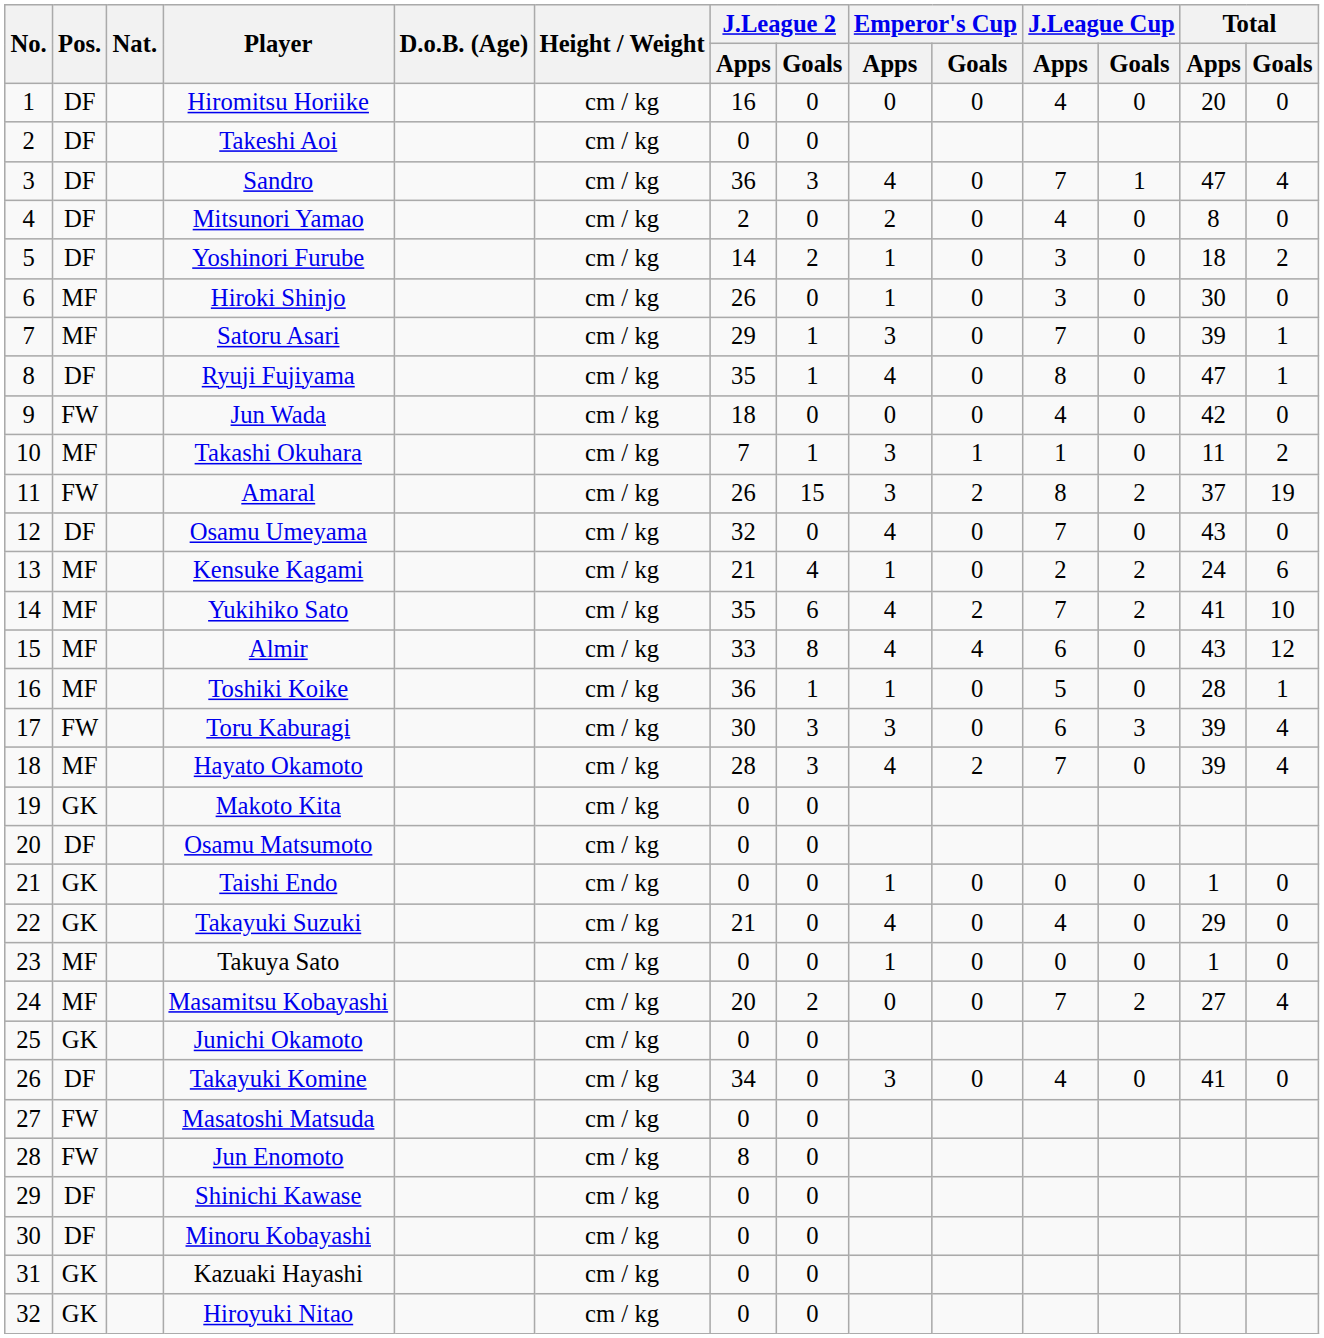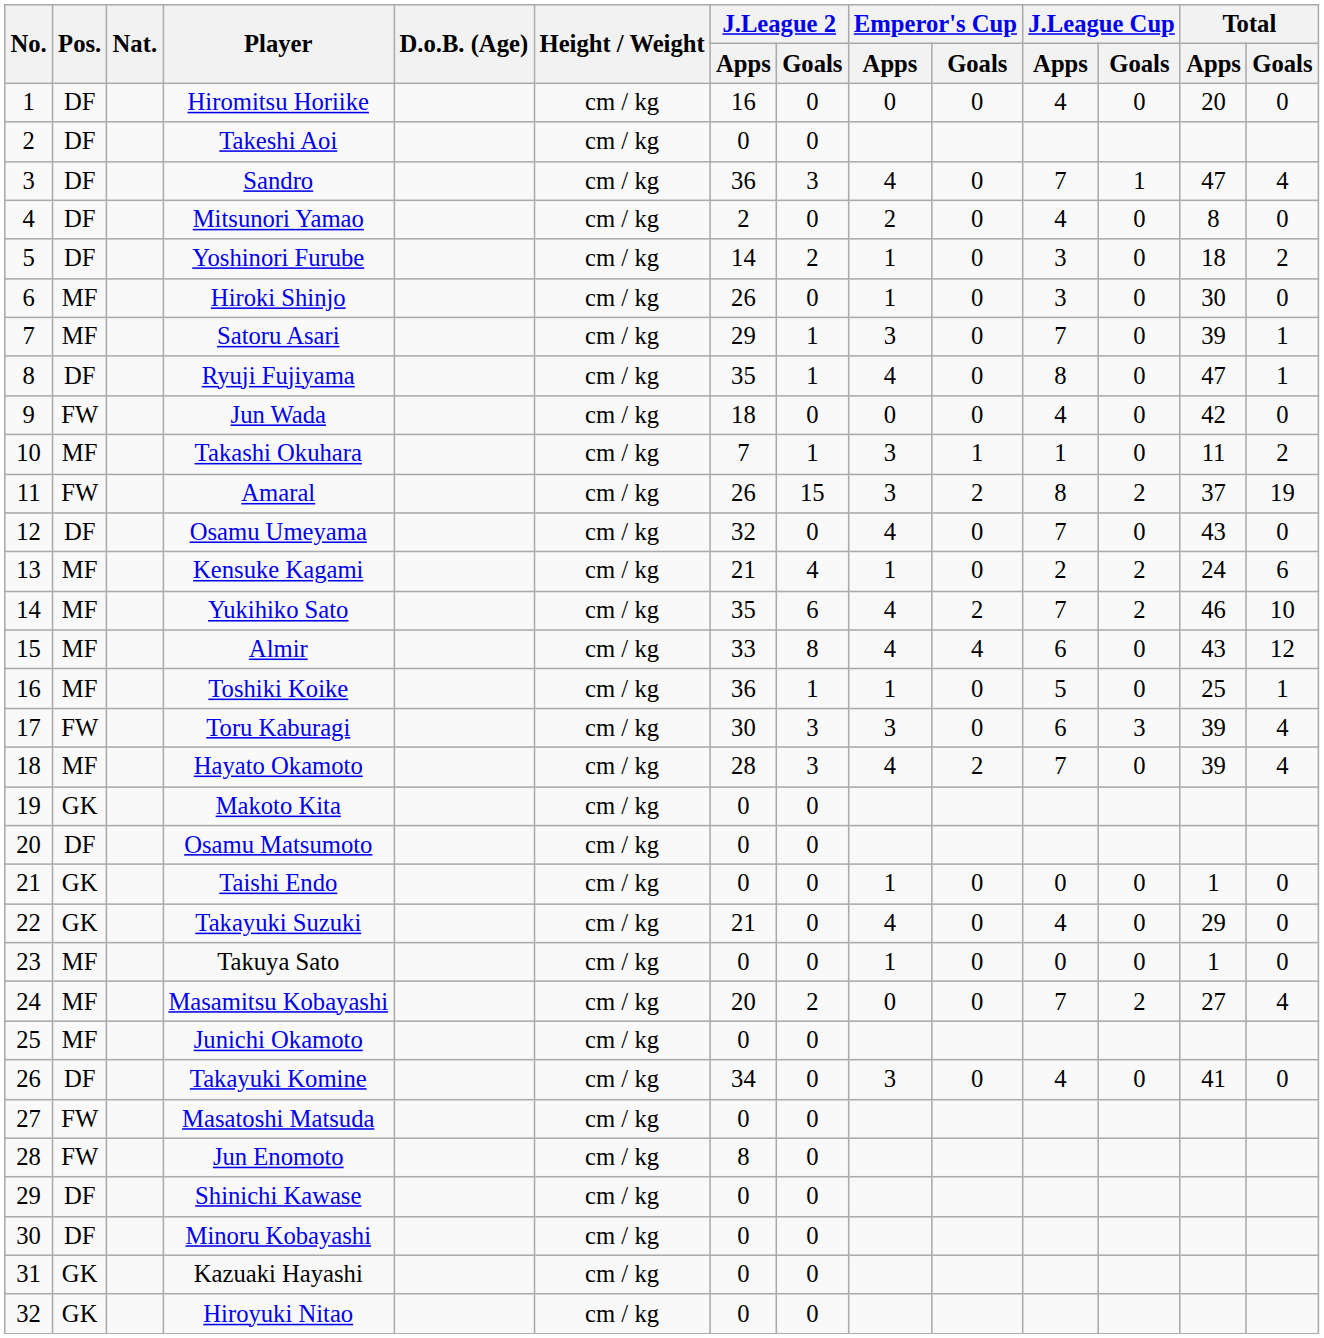(1214, 610) 41 -> (1214, 610) 46
(1214, 688) 28 -> (1214, 688) 25
(80, 1040) GK -> (80, 1040) MF
